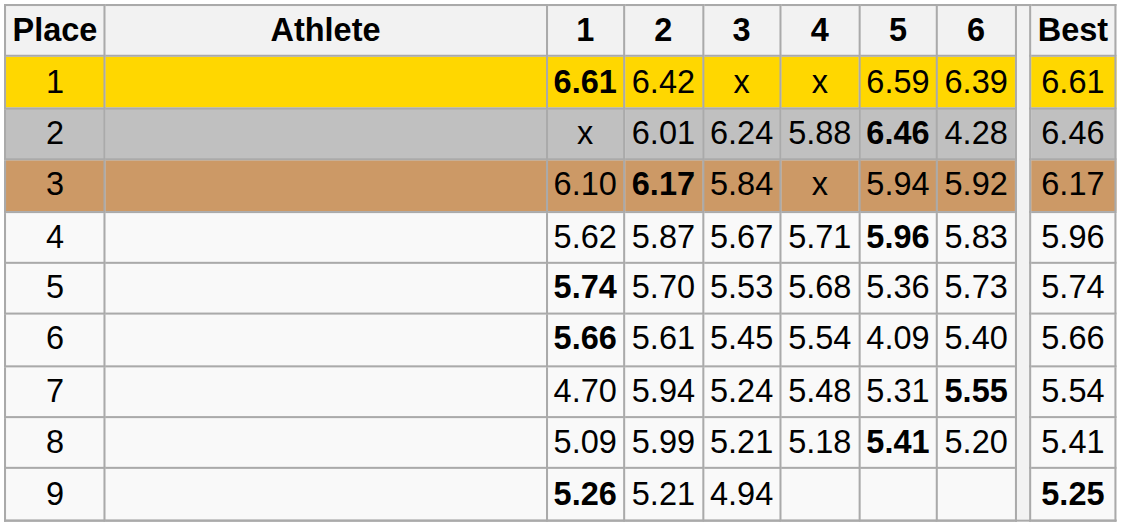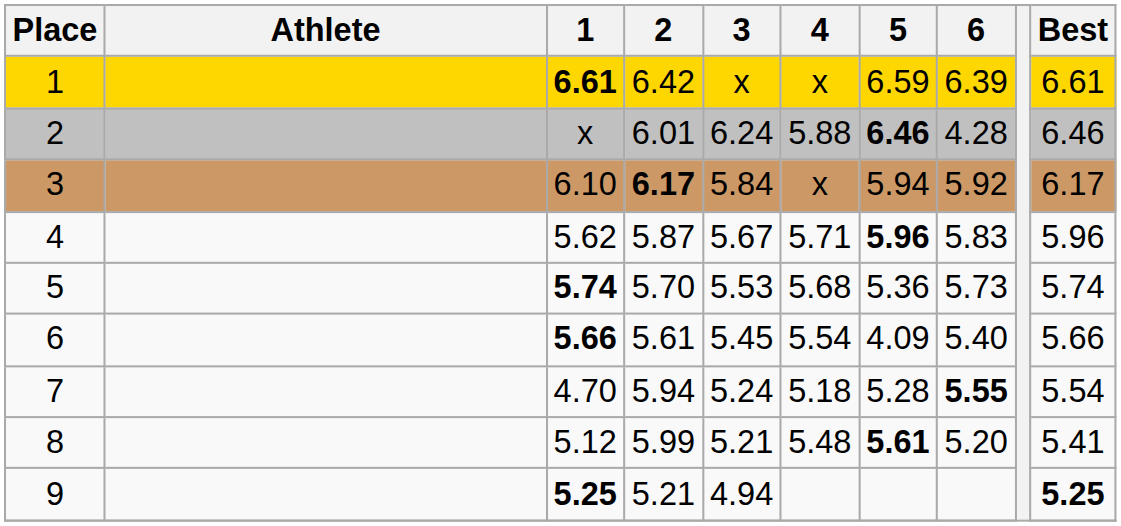(820, 390) 5.48 -> (820, 390) 5.18
(898, 390) 5.31 -> (898, 390) 5.28
(585, 442) 5.09 -> (585, 442) 5.12
(820, 442) 5.18 -> (820, 442) 5.48
(898, 442) 5.41 -> (898, 442) 5.61
(585, 493) 5.26 -> (585, 493) 5.25
